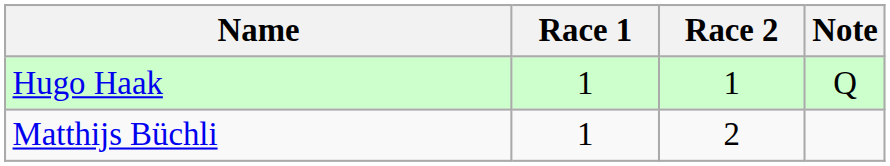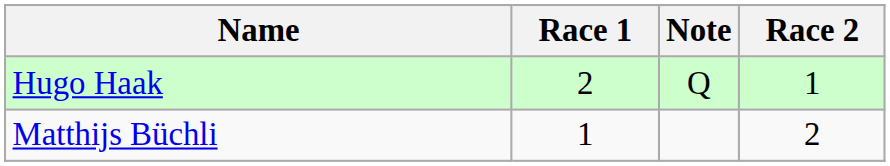columns swapped: (732, 30) <-> (845, 30)
(585, 82) 1 -> (585, 82) 2
